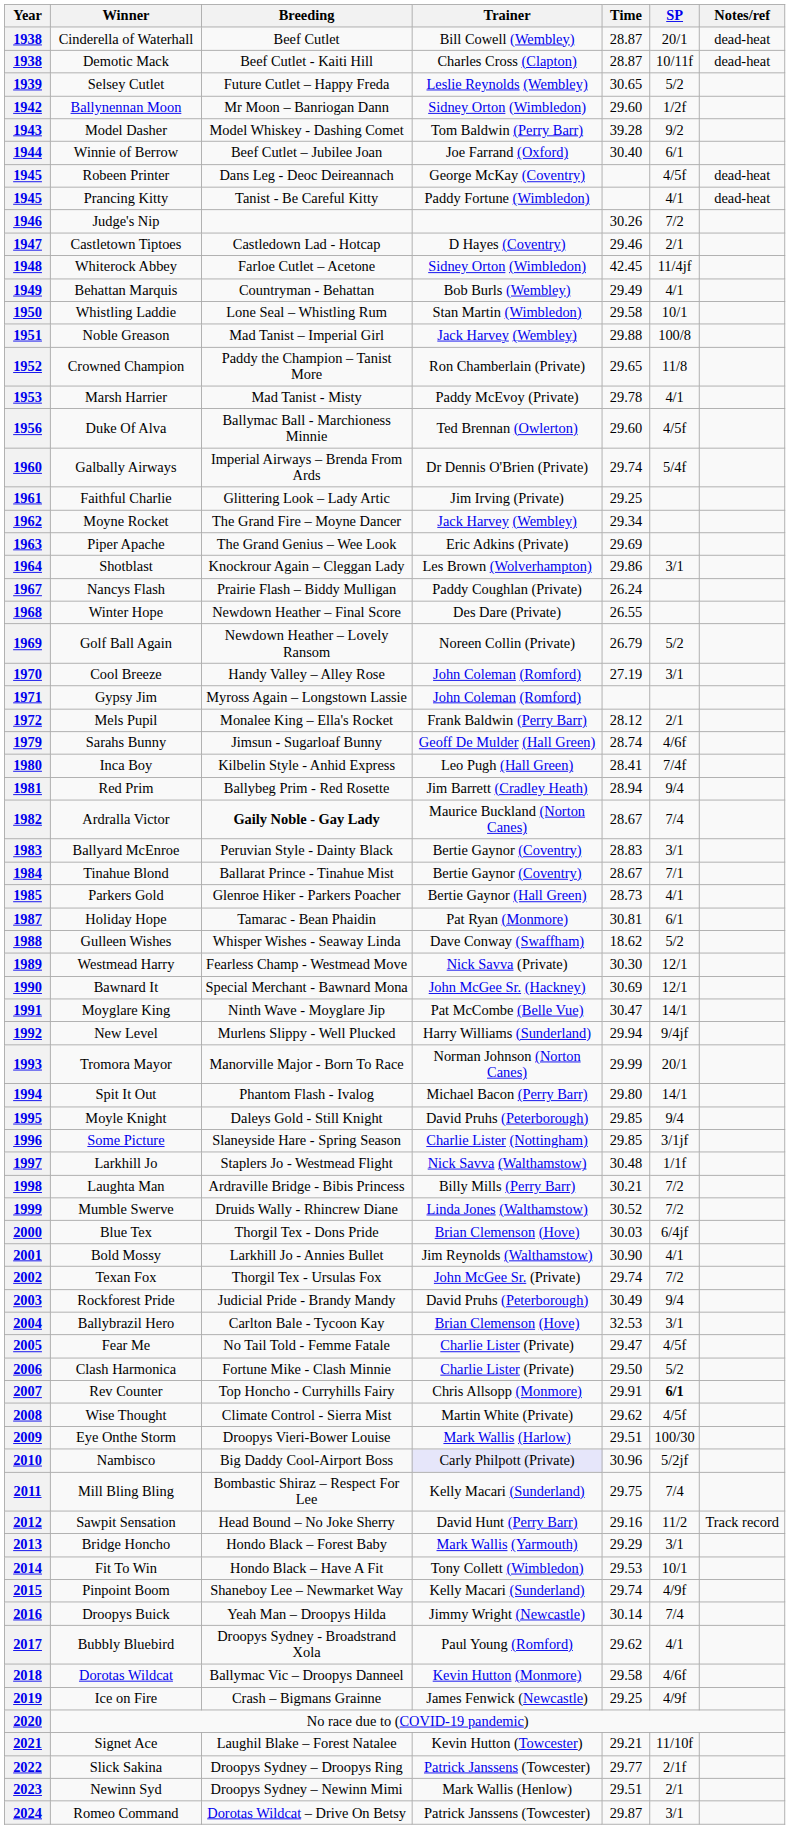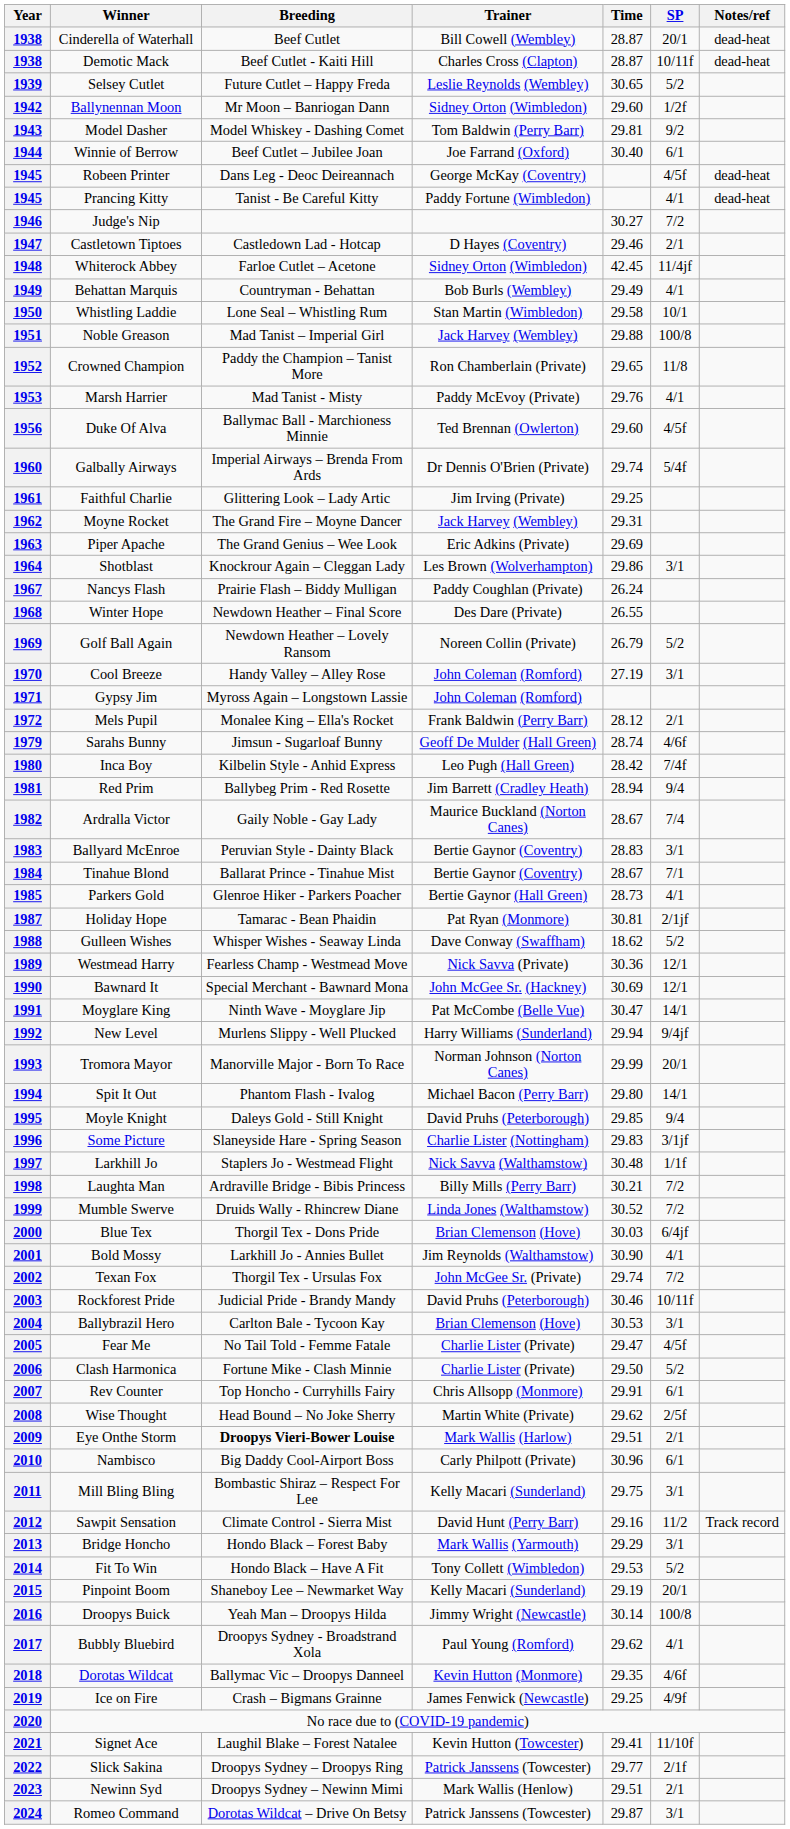(626, 130) 39.28 -> (627, 130) 29.81
(626, 221) 30.26 -> (627, 221) 30.27
(626, 397) 29.78 -> (627, 397) 29.76
(626, 521) 29.34 -> (627, 521) 29.31
(626, 765) 28.41 -> (627, 765) 28.42
(307, 819) bold -> (307, 819) normal
(675, 919) 6/1 -> (675, 919) 2/1jf
(626, 964) 30.30 -> (627, 964) 30.36
(626, 1140) 29.85 -> (627, 1140) 29.83
(626, 1300) 30.49 -> (627, 1300) 30.46
(675, 1300) 9/4 -> (675, 1300) 10/11f
(626, 1323) 32.53 -> (627, 1323) 30.53
(675, 1392) bold -> (675, 1392) normal
(307, 1414) Climate Control - Sierra Mist -> (307, 1414) Head Bound – No Joke Sherry
(675, 1414) 4/5f -> (675, 1414) 2/5f
(307, 1437) normal -> (307, 1437) bold
(675, 1437) 100/30 -> (675, 1437) 2/1
(507, 1460) lavender background -> (508, 1460) no background
(675, 1460) 5/2jf -> (675, 1460) 6/1
(675, 1491) 7/4 -> (675, 1491) 3/1
(307, 1522) Head Bound – No Joke Sherry -> (307, 1522) Climate Control - Sierra Mist
(675, 1568) 10/1 -> (675, 1568) 5/2
(626, 1590) 29.74 -> (627, 1590) 29.19
(675, 1590) 4/9f -> (675, 1590) 20/1
(675, 1613) 7/4 -> (675, 1613) 100/8
(626, 1675) 29.58 -> (627, 1675) 29.35
(626, 1744) 29.21 -> (627, 1744) 29.41
